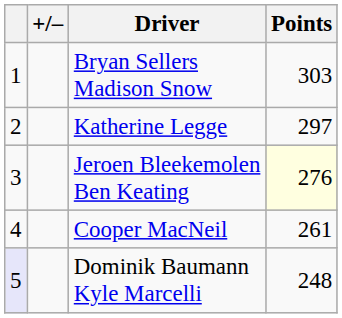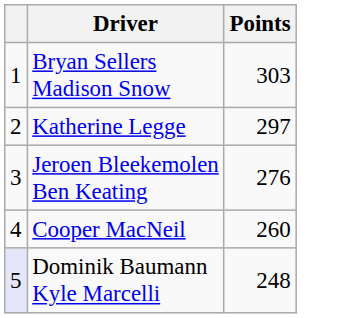- column: (48, 23)
(315, 177) lightyellow background -> (273, 177) no background
(315, 229) 261 -> (273, 229) 260
